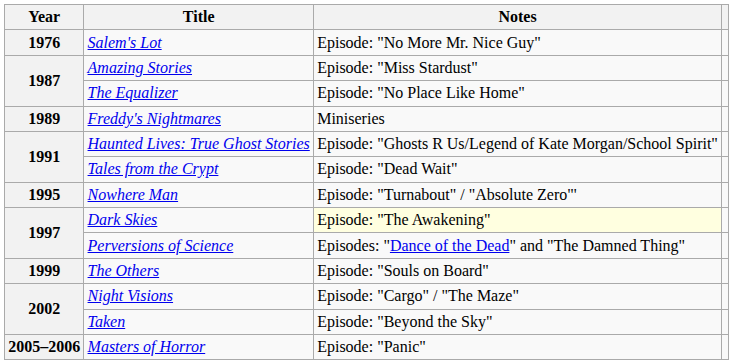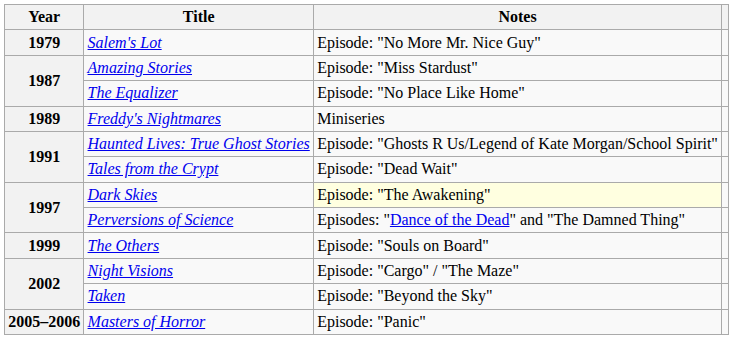(44, 42) 1976 -> (44, 42) 1979
- row: (133, 194)
